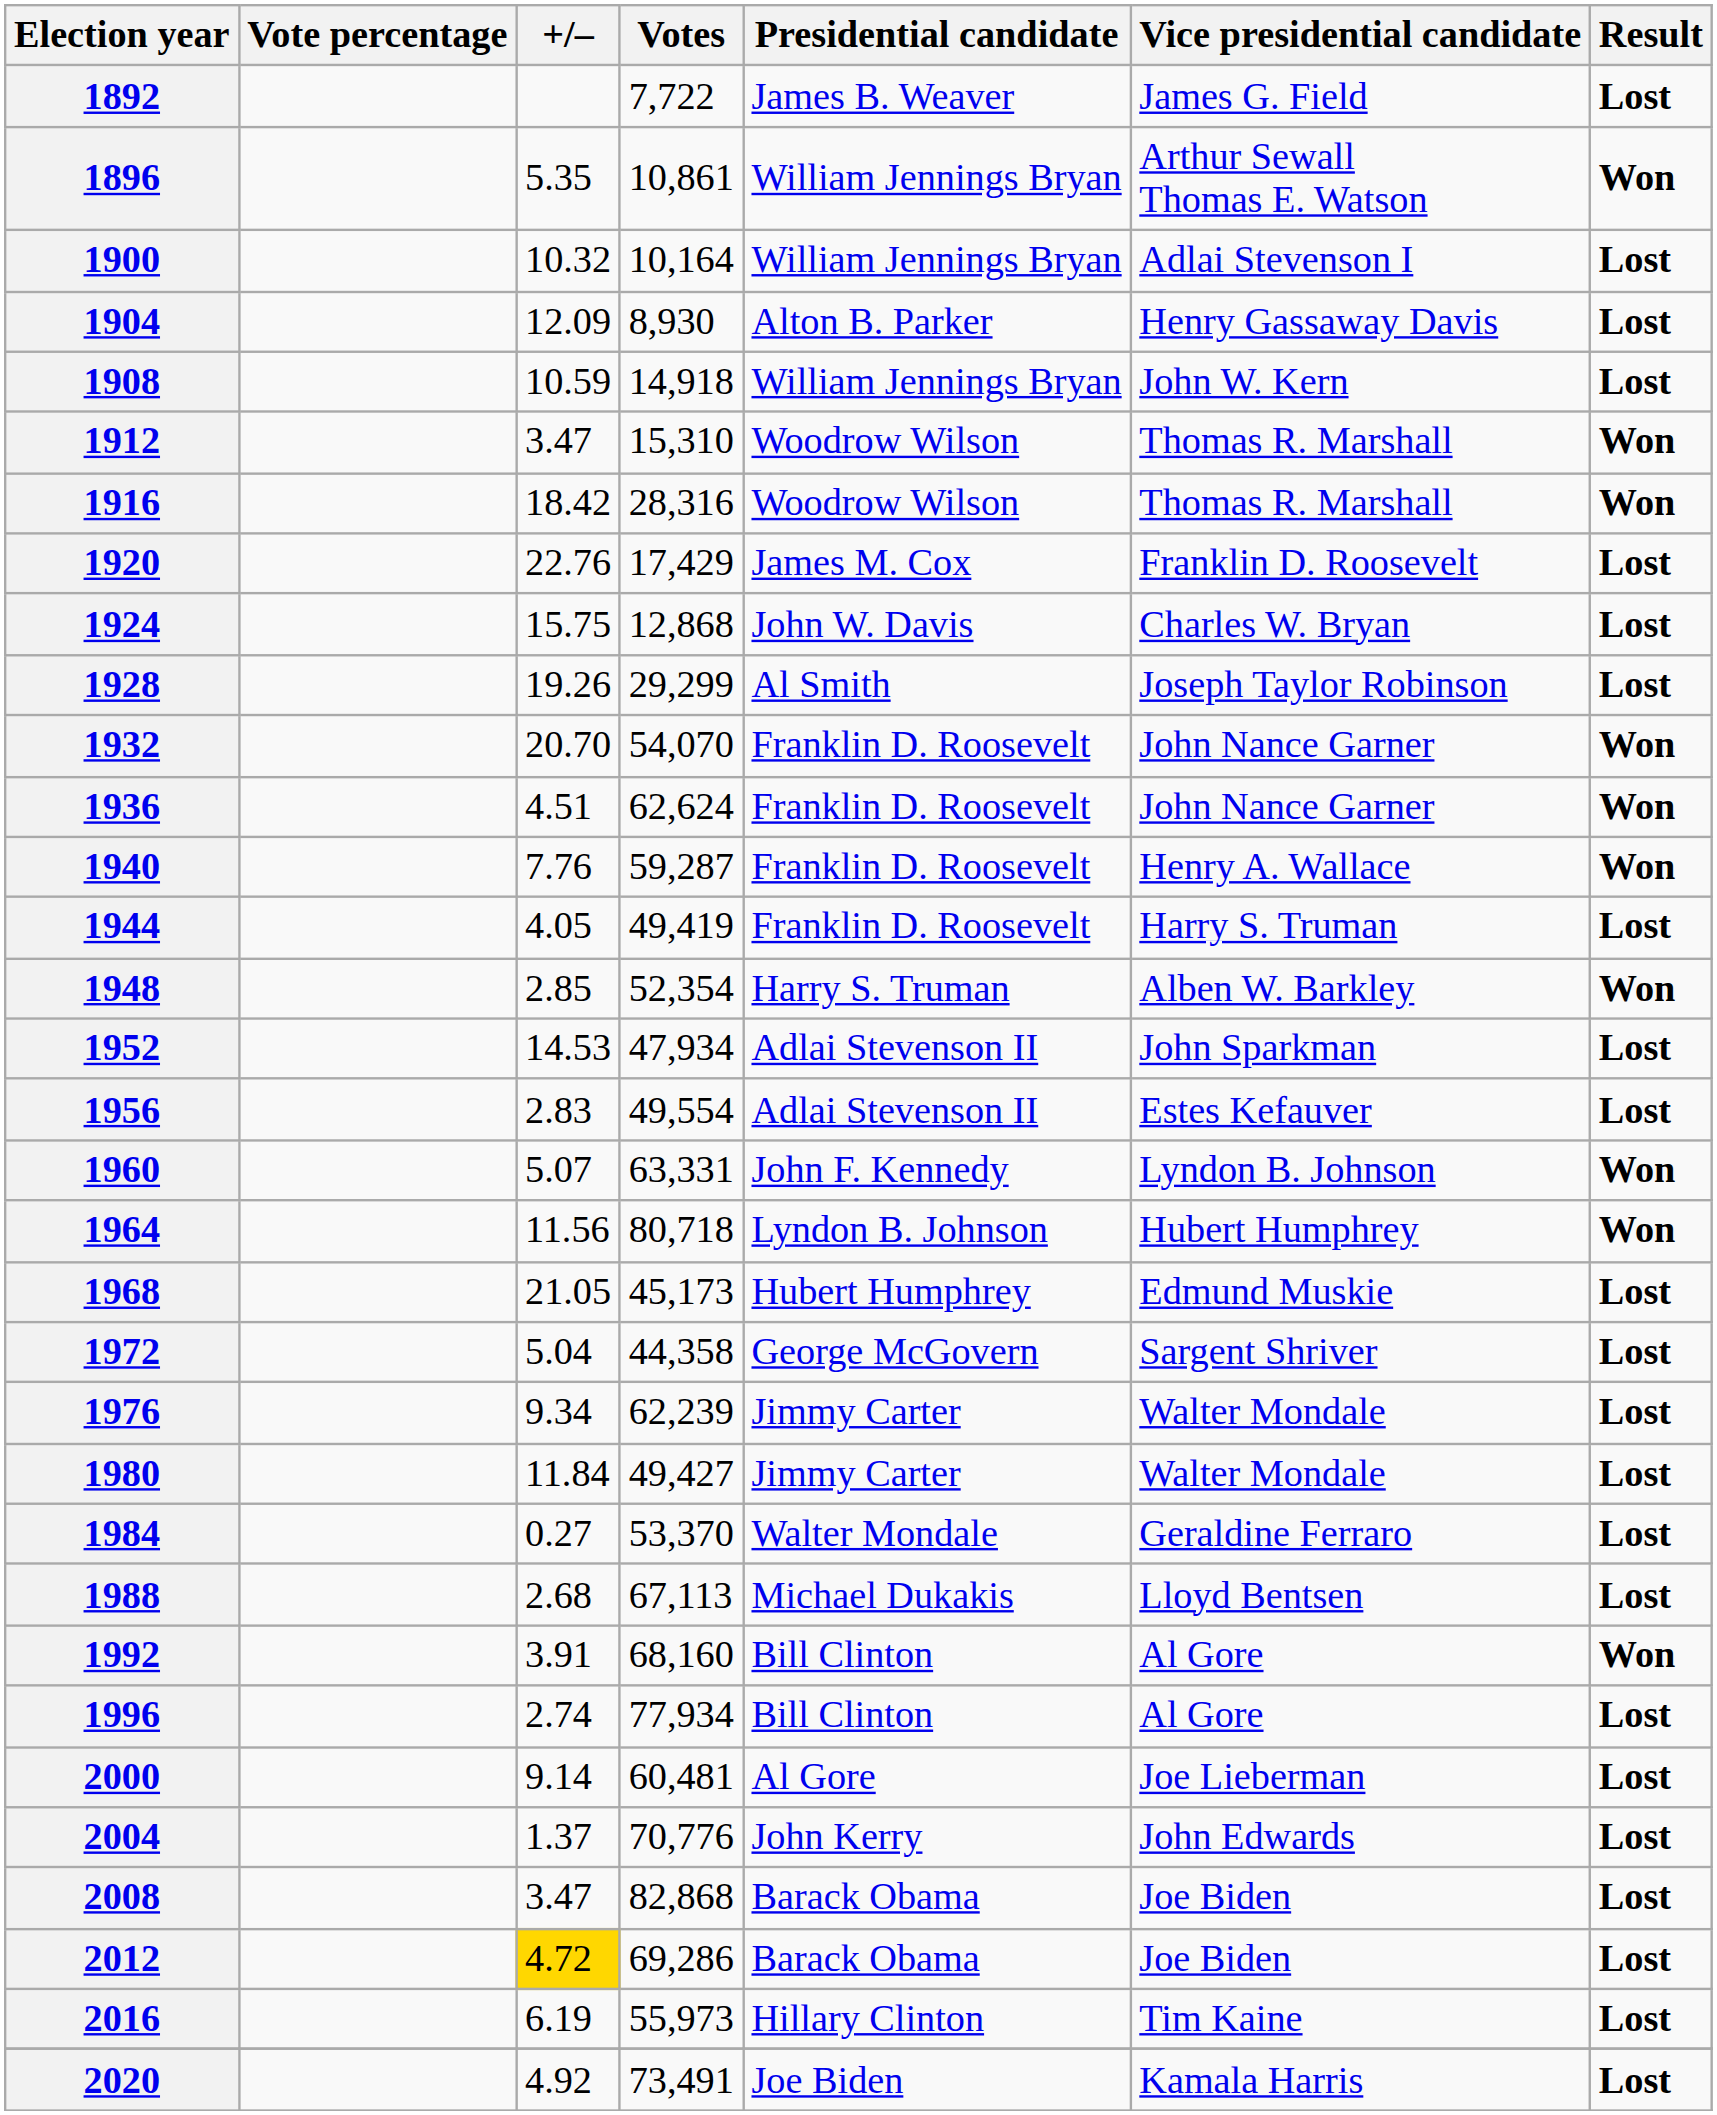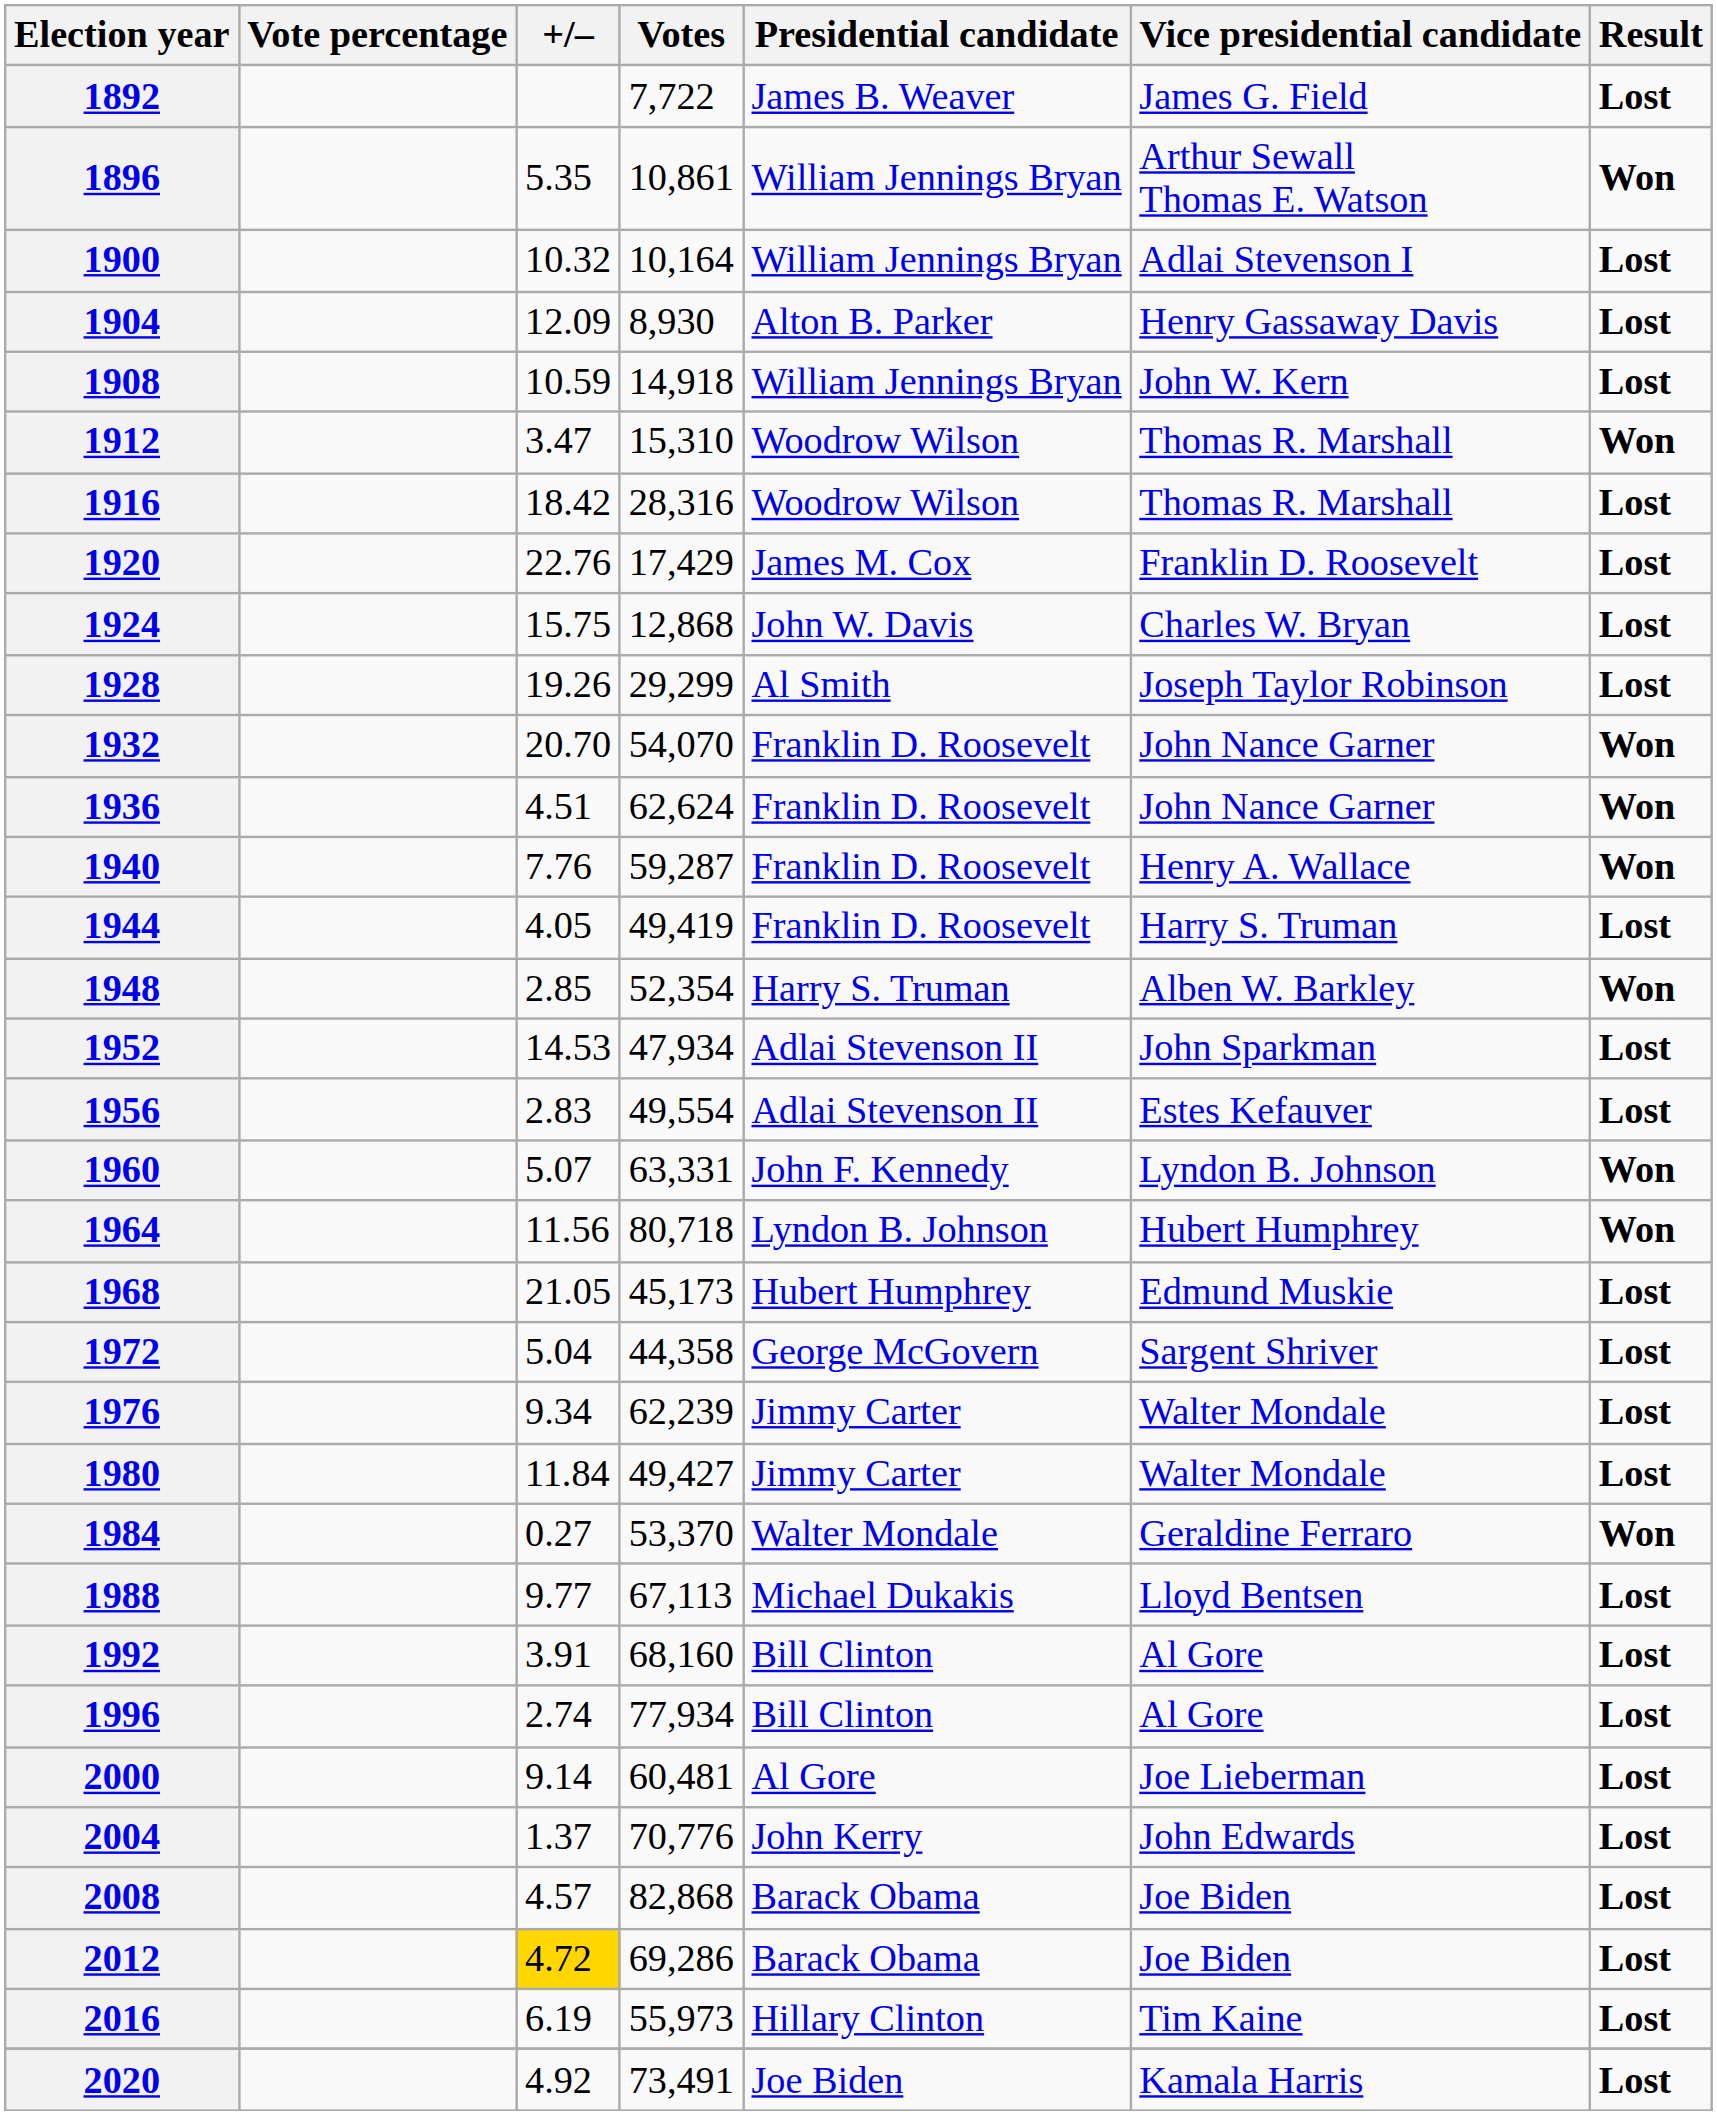(1637, 502) Won -> (1635, 502) Lost
(1635, 1533) Lost -> (1637, 1533) Won
(558, 1593) 2.68 -> (558, 1593) 9.77
(1637, 1654) Won -> (1635, 1654) Lost
(558, 1897) 3.47 -> (558, 1897) 4.57
